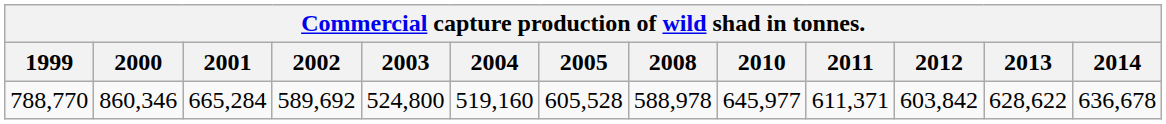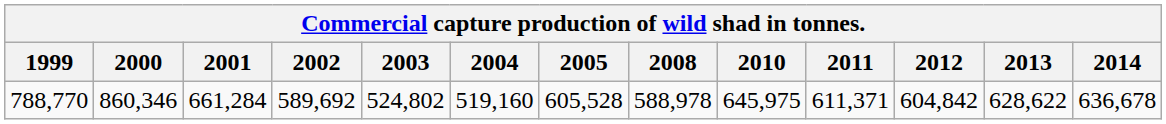(227, 99) 665,284 -> (227, 99) 661,284
(406, 99) 524,800 -> (406, 99) 524,802
(762, 99) 645,977 -> (762, 99) 645,975
(939, 99) 603,842 -> (939, 99) 604,842
